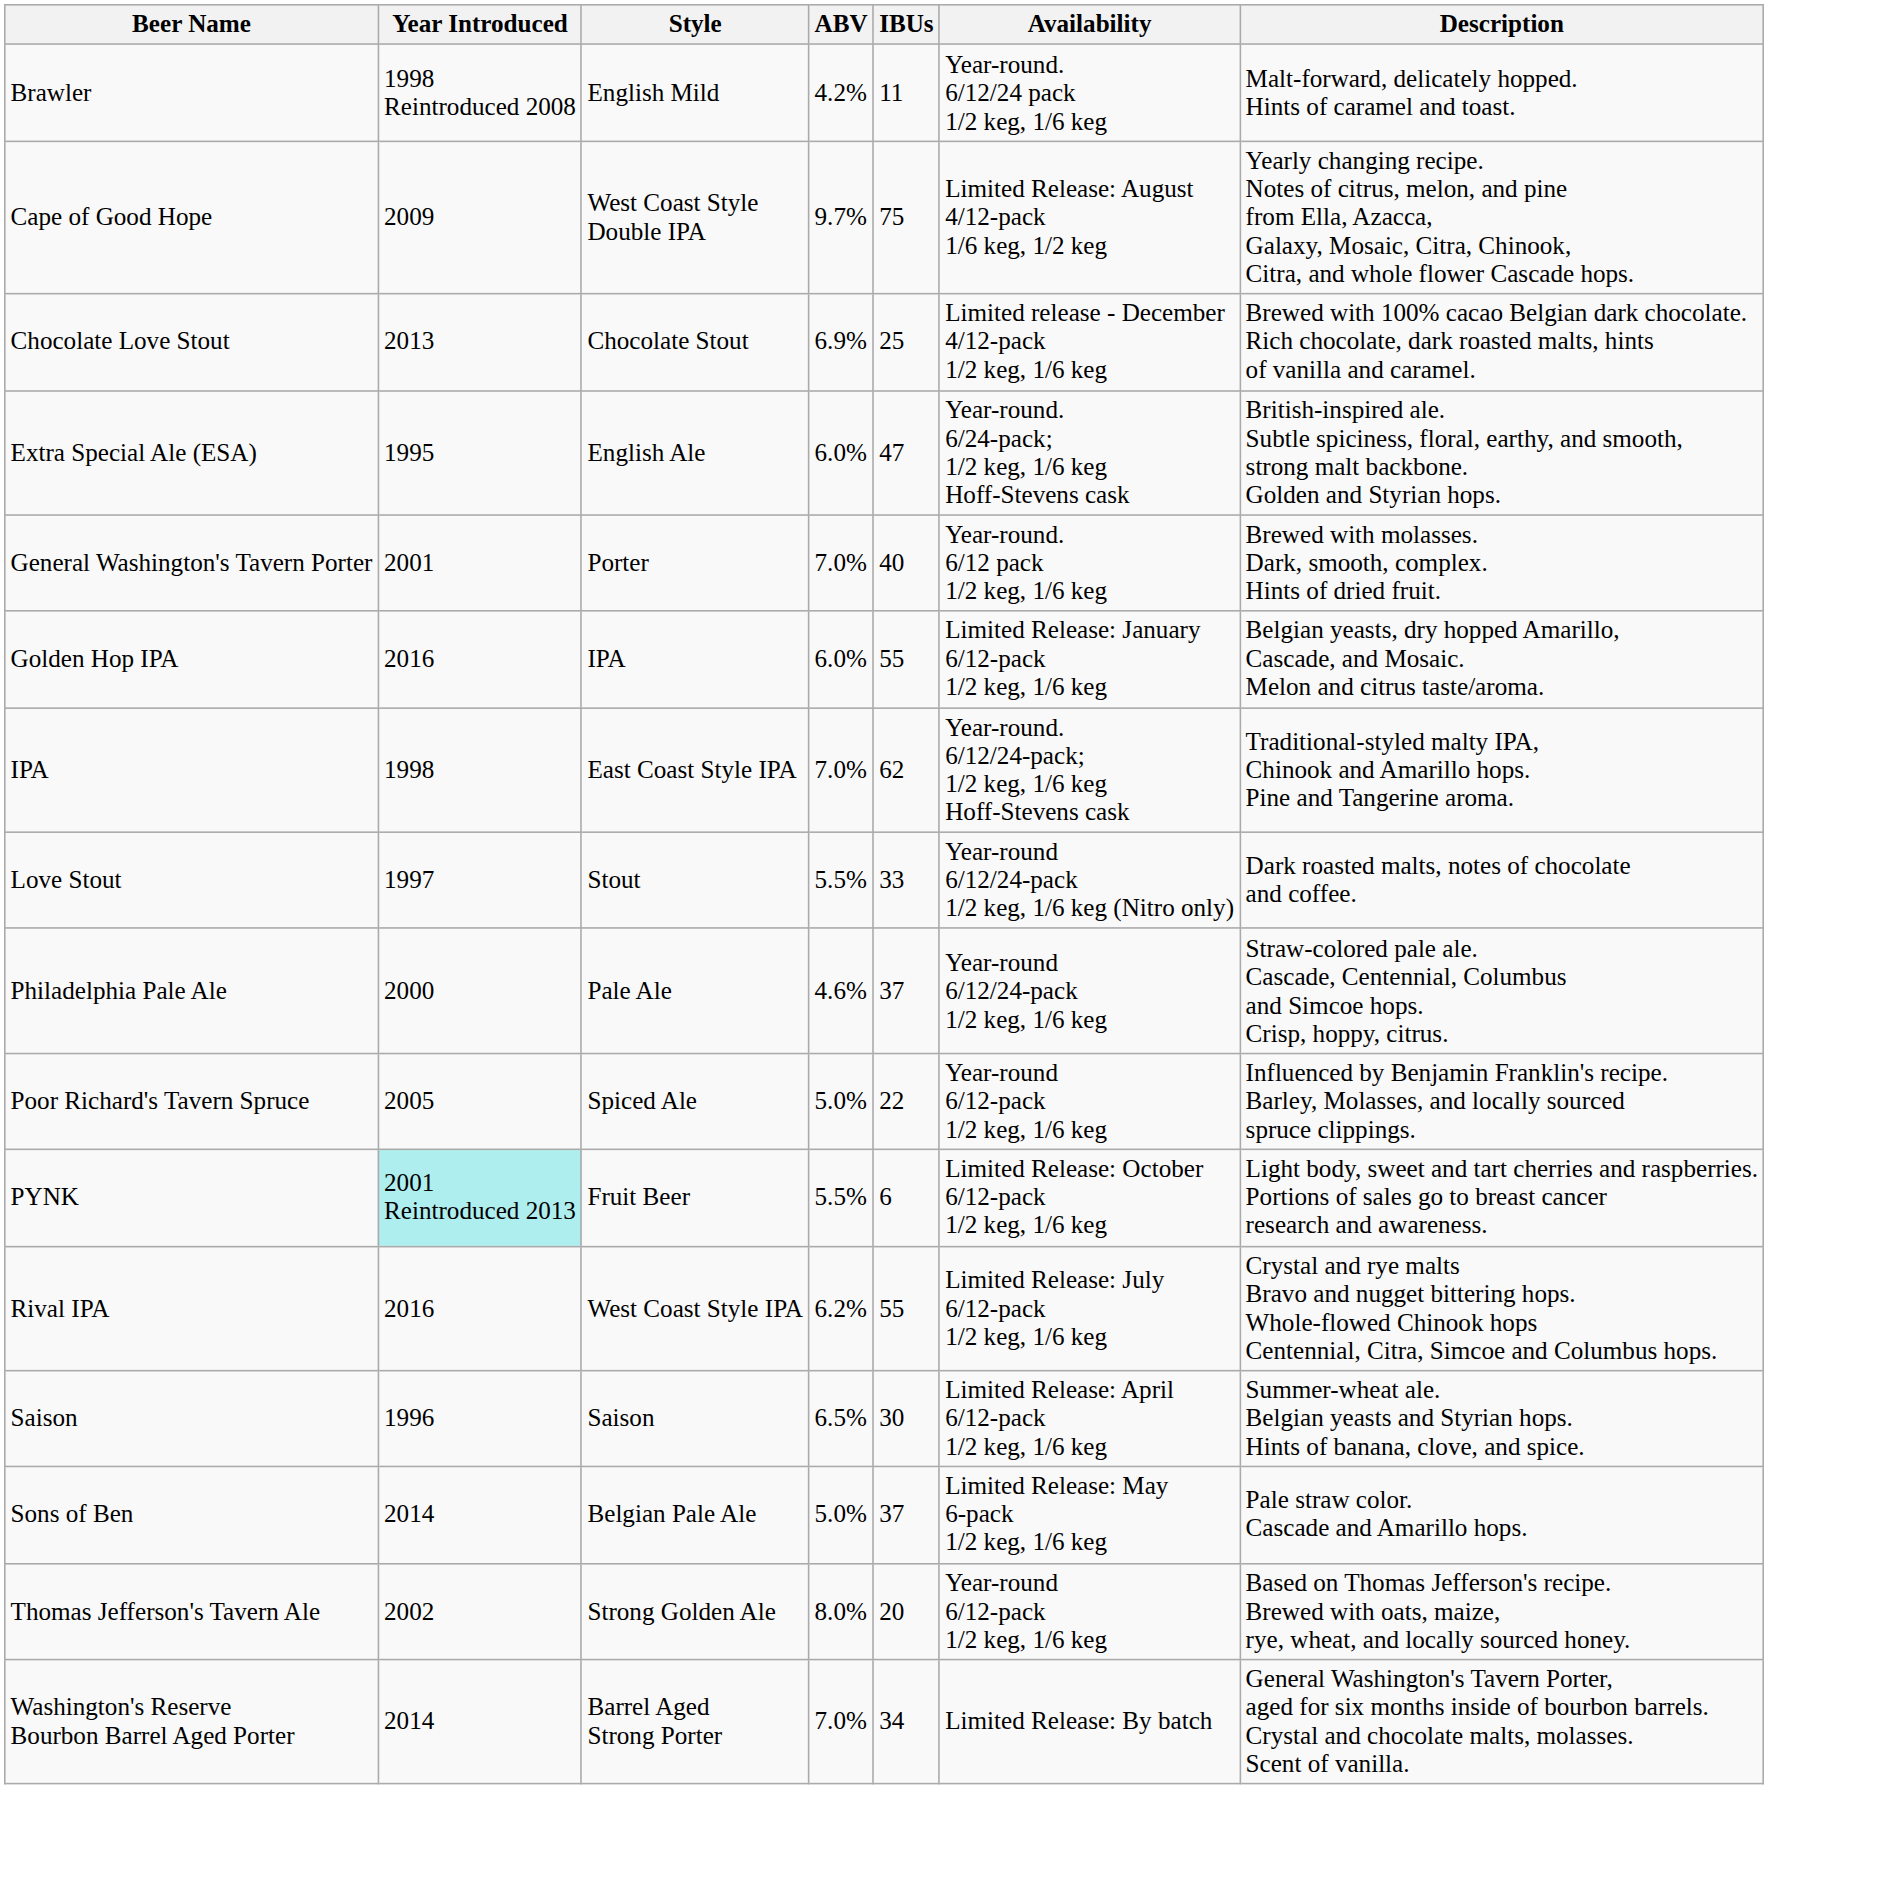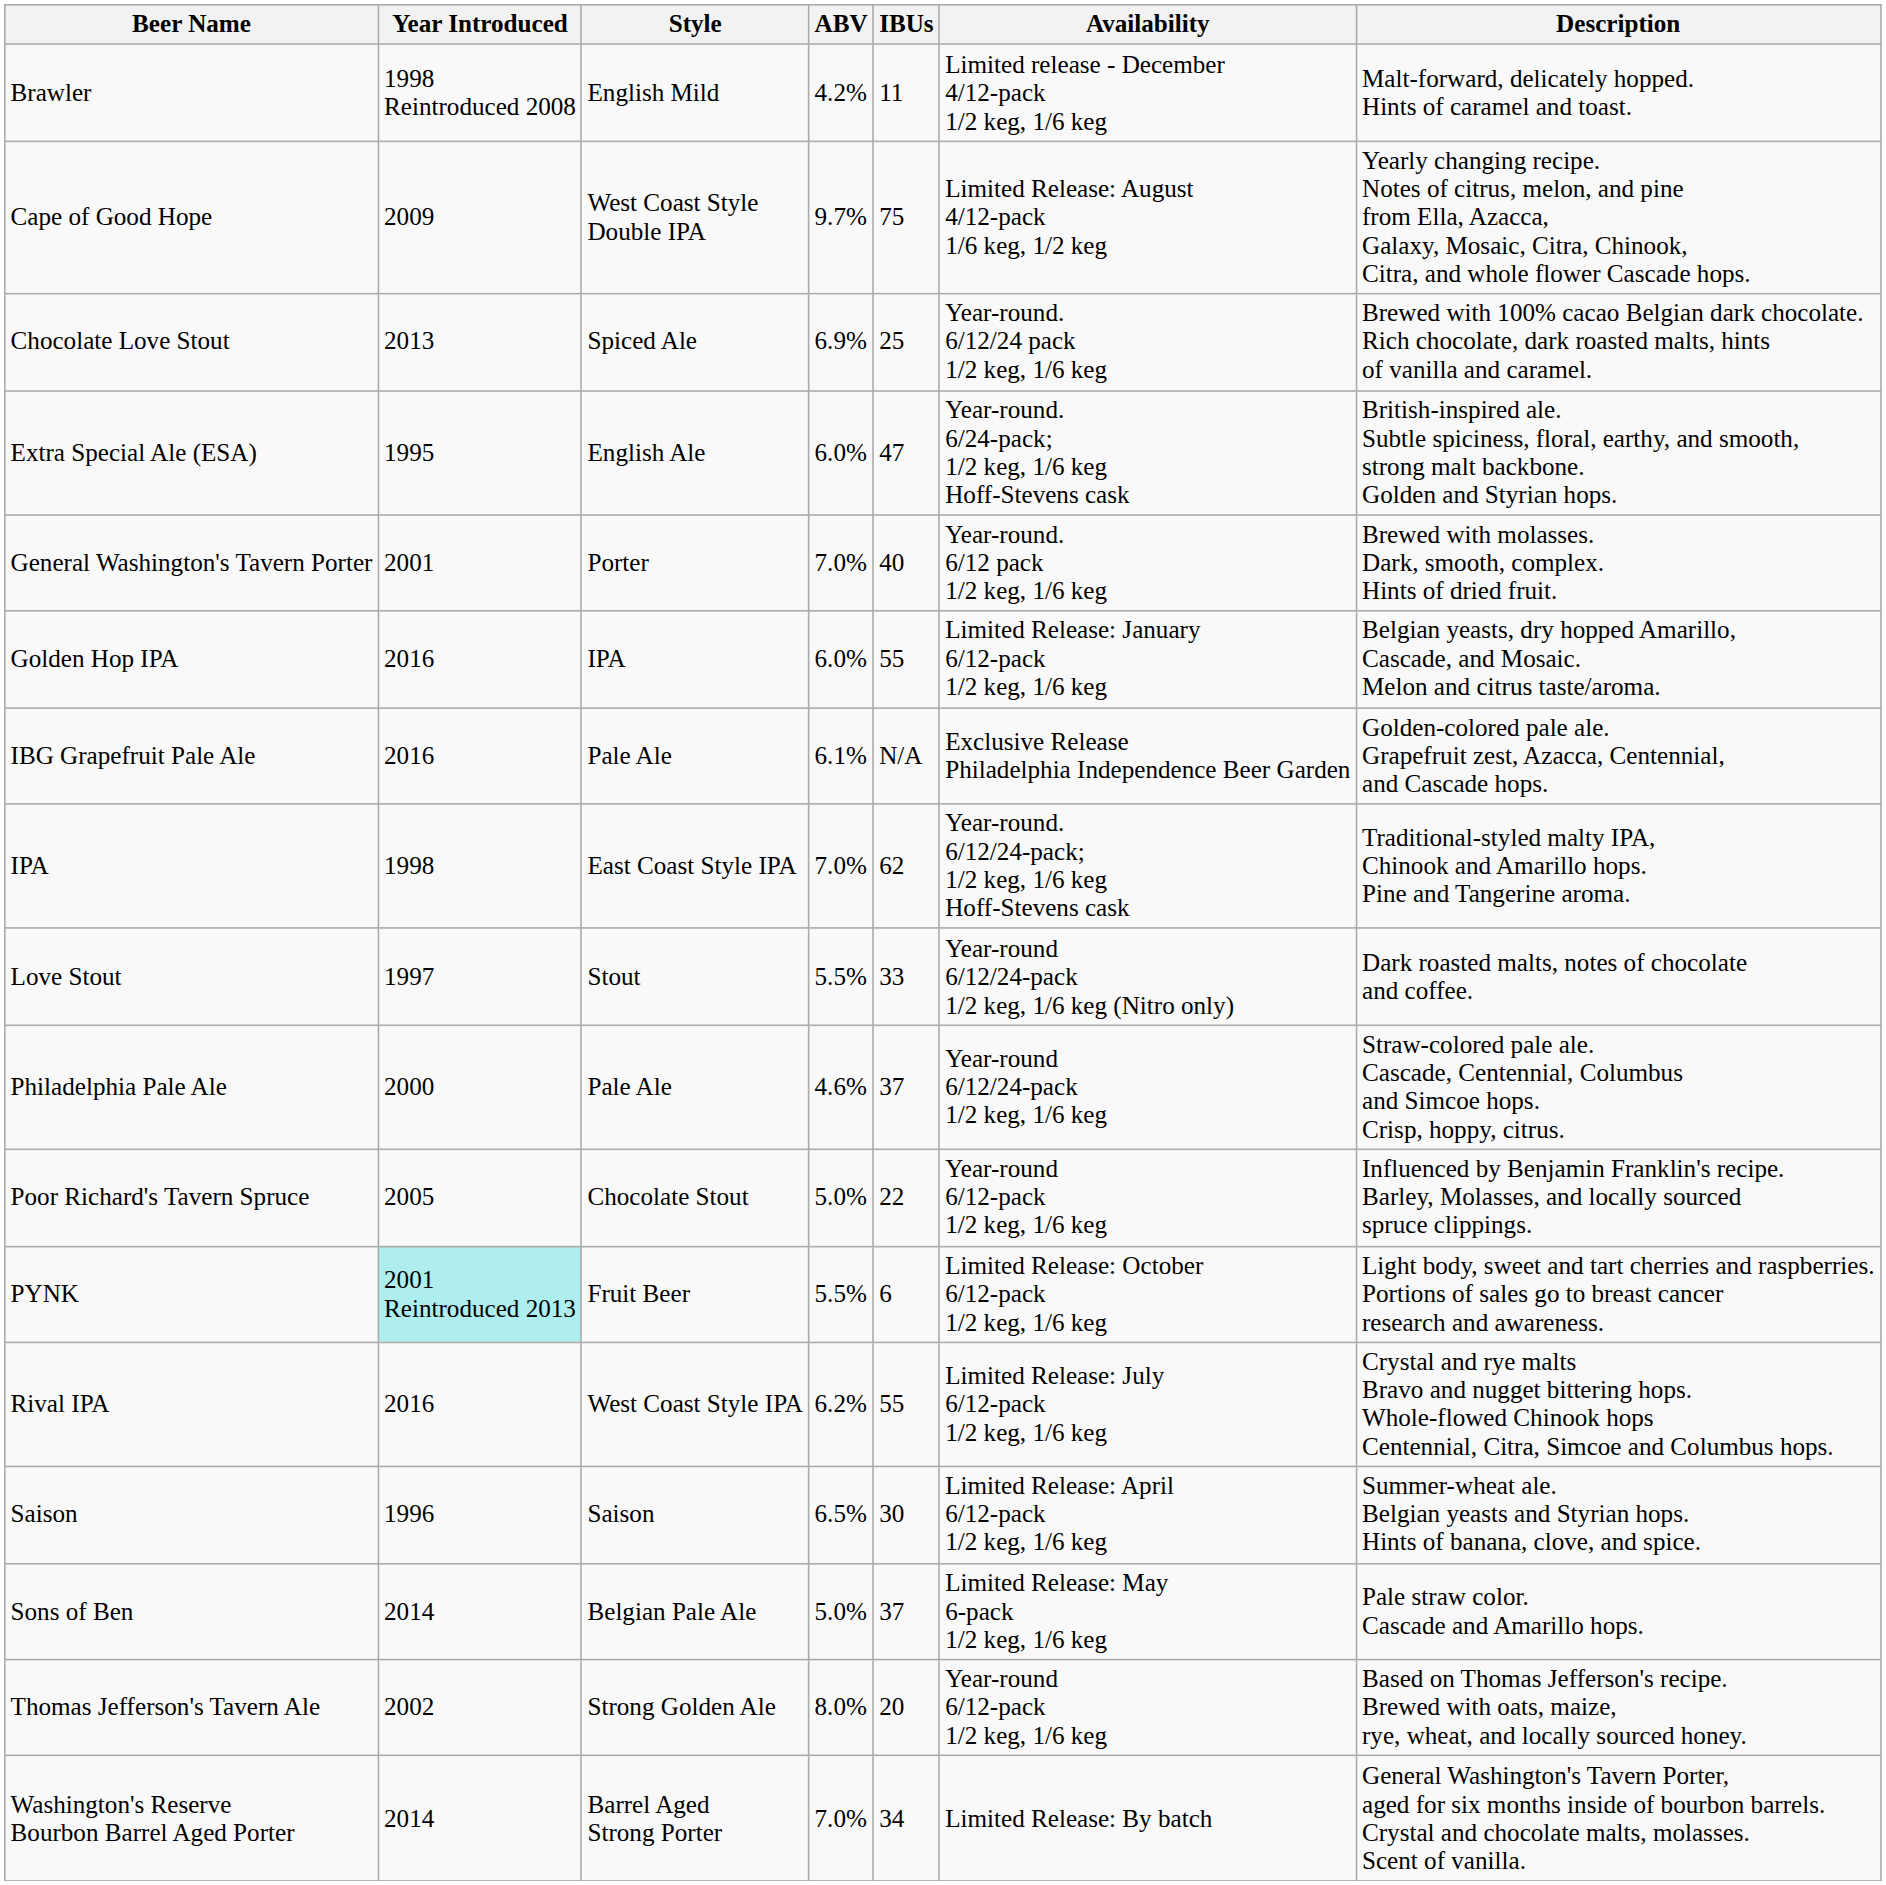(1026, 92) Year-round. 6/12/24 pack 1/2 keg, 1/6 keg -> (1085, 92) Limited release - December 4/12-pack 1/2 keg, 1/6 keg
(668, 341) Chocolate Stout -> (642, 341) Spiced Ale
(1085, 341) Limited release - December 4/12-pack 1/2 keg, 1/6 keg -> (1026, 341) Year-round. 6/12/24 pack 1/2 keg, 1/6 keg
+ row: (133, 755)
(642, 1101) Spiced Ale -> (668, 1197) Chocolate Stout
